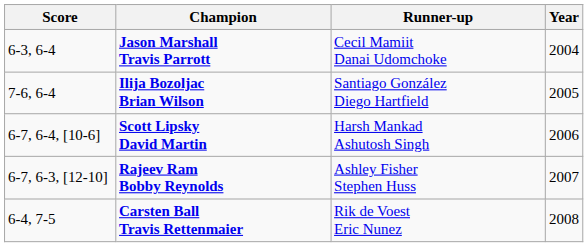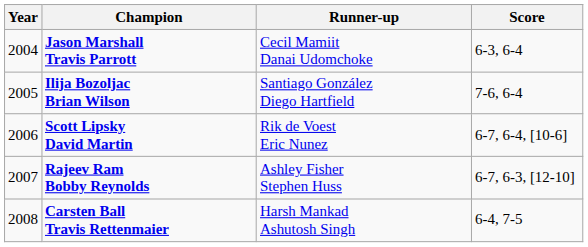columns swapped: (564, 17) <-> (60, 17)
(382, 135) Harsh Mankad Ashutosh Singh -> (298, 135) Rik de Voest Eric Nunez
(372, 220) Rik de Voest Eric Nunez -> (308, 220) Harsh Mankad Ashutosh Singh
